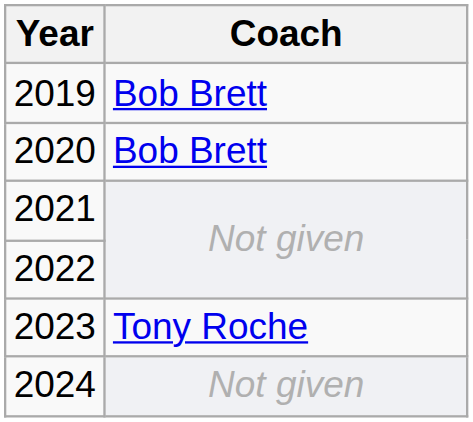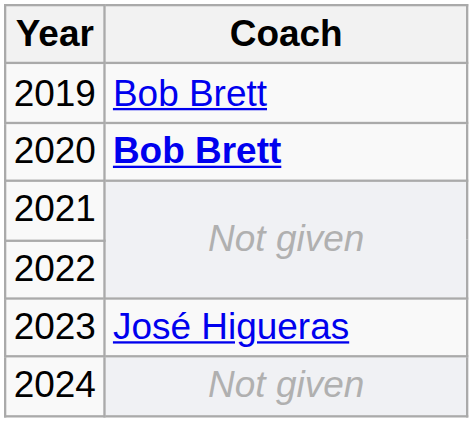(190, 151) normal -> (197, 151) bold
(211, 326) Tony Roche -> (231, 326) José Higueras
